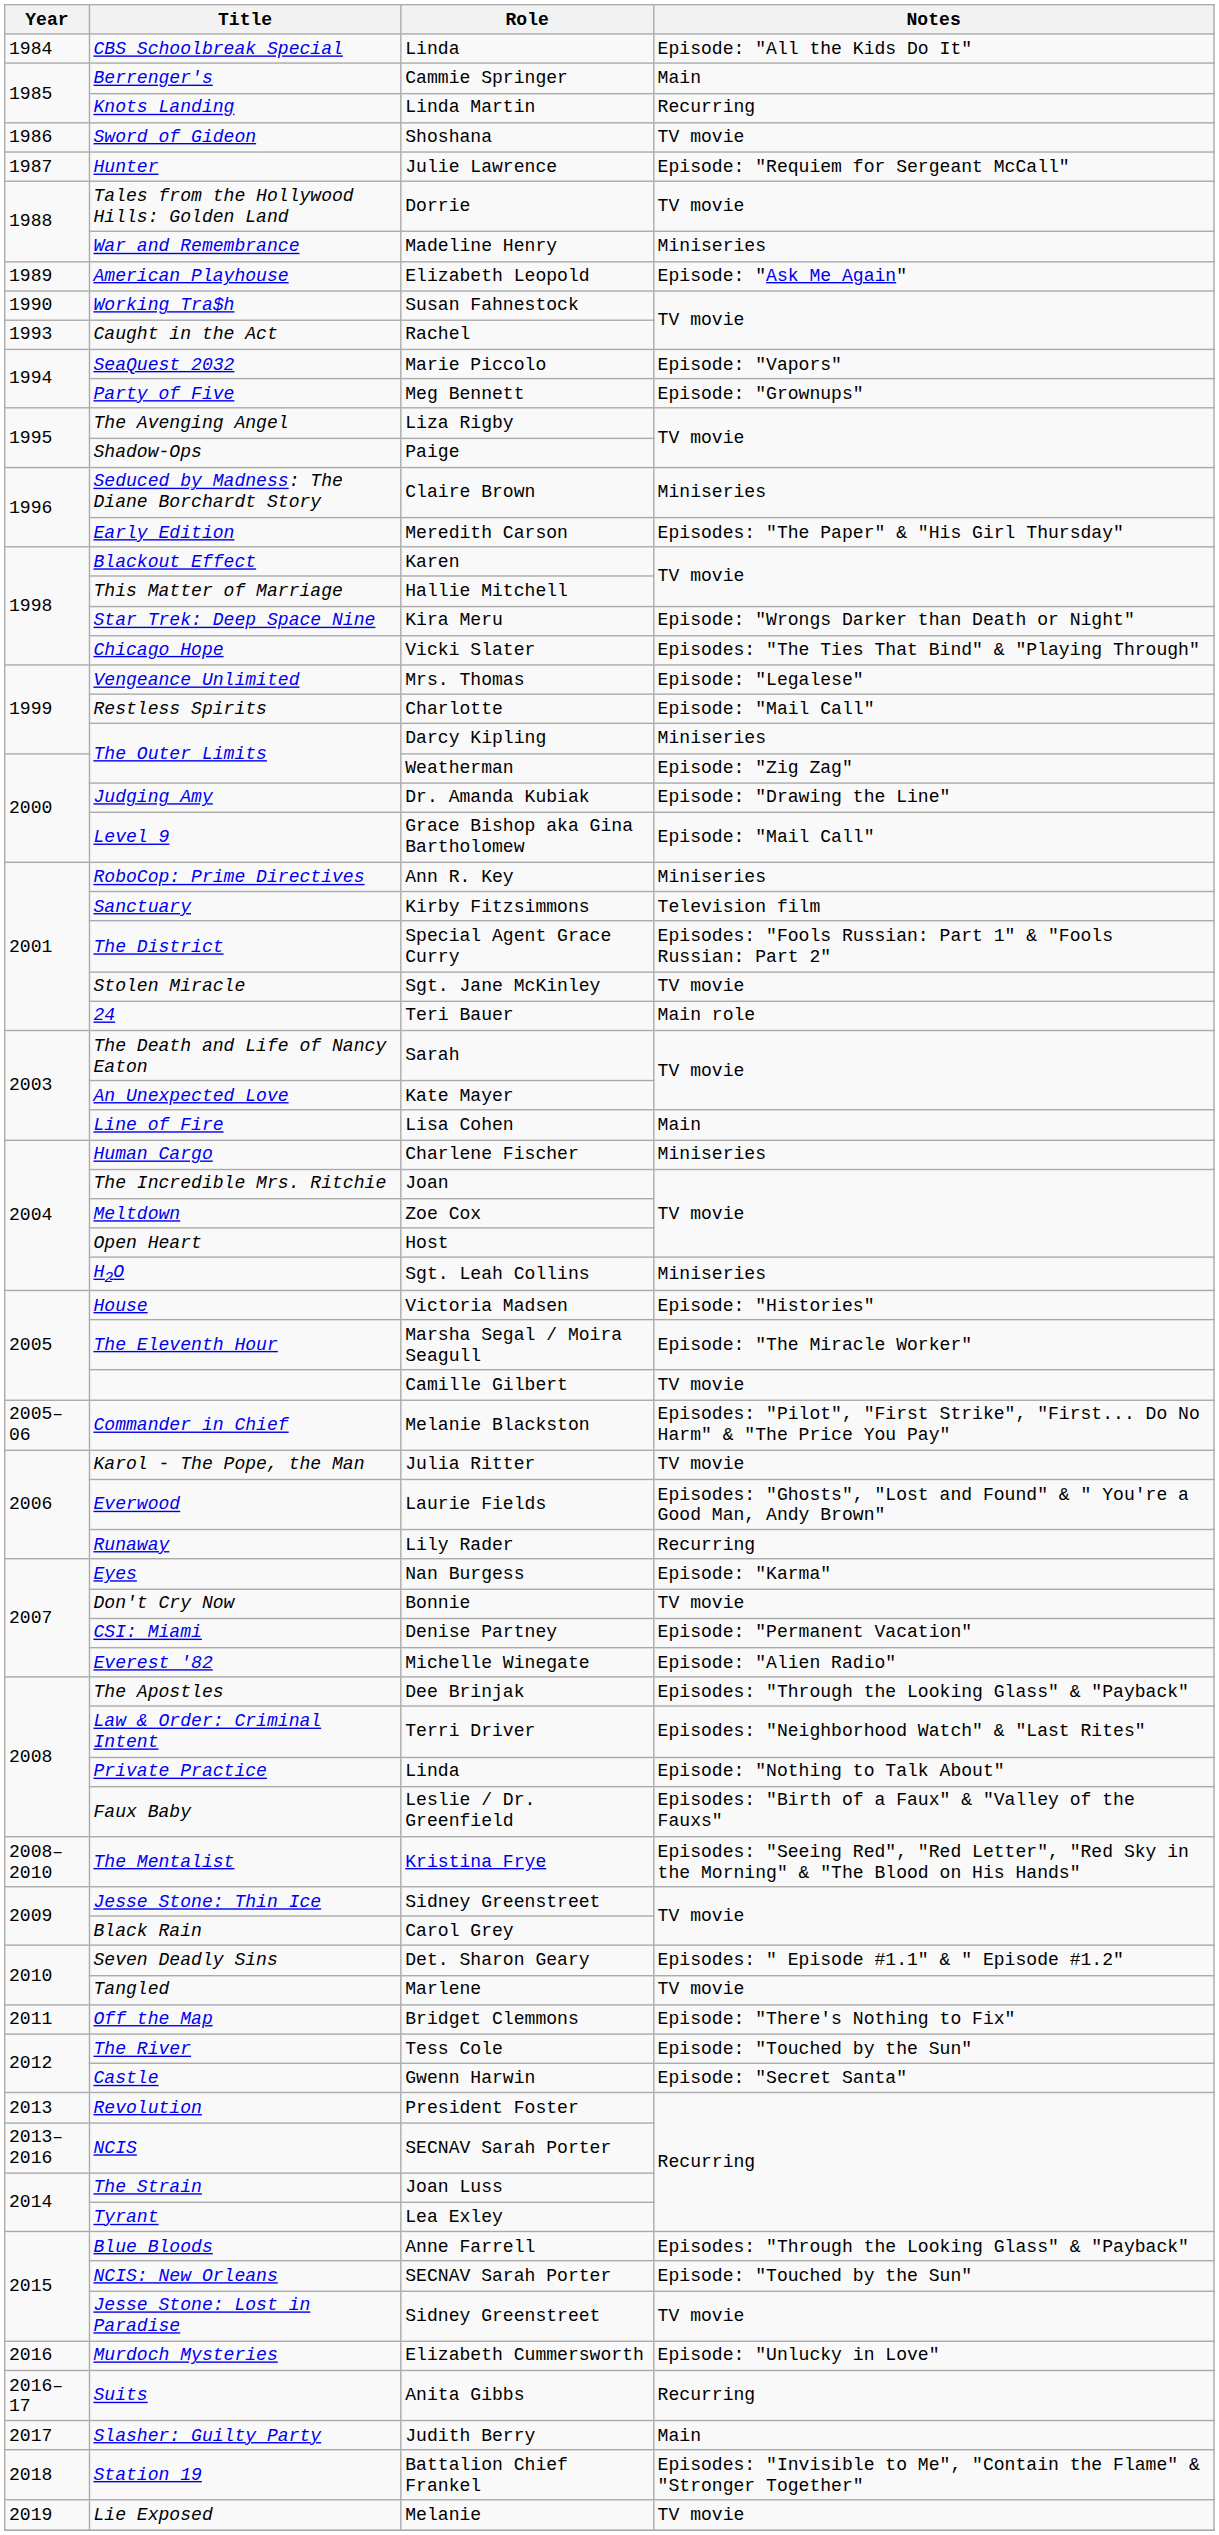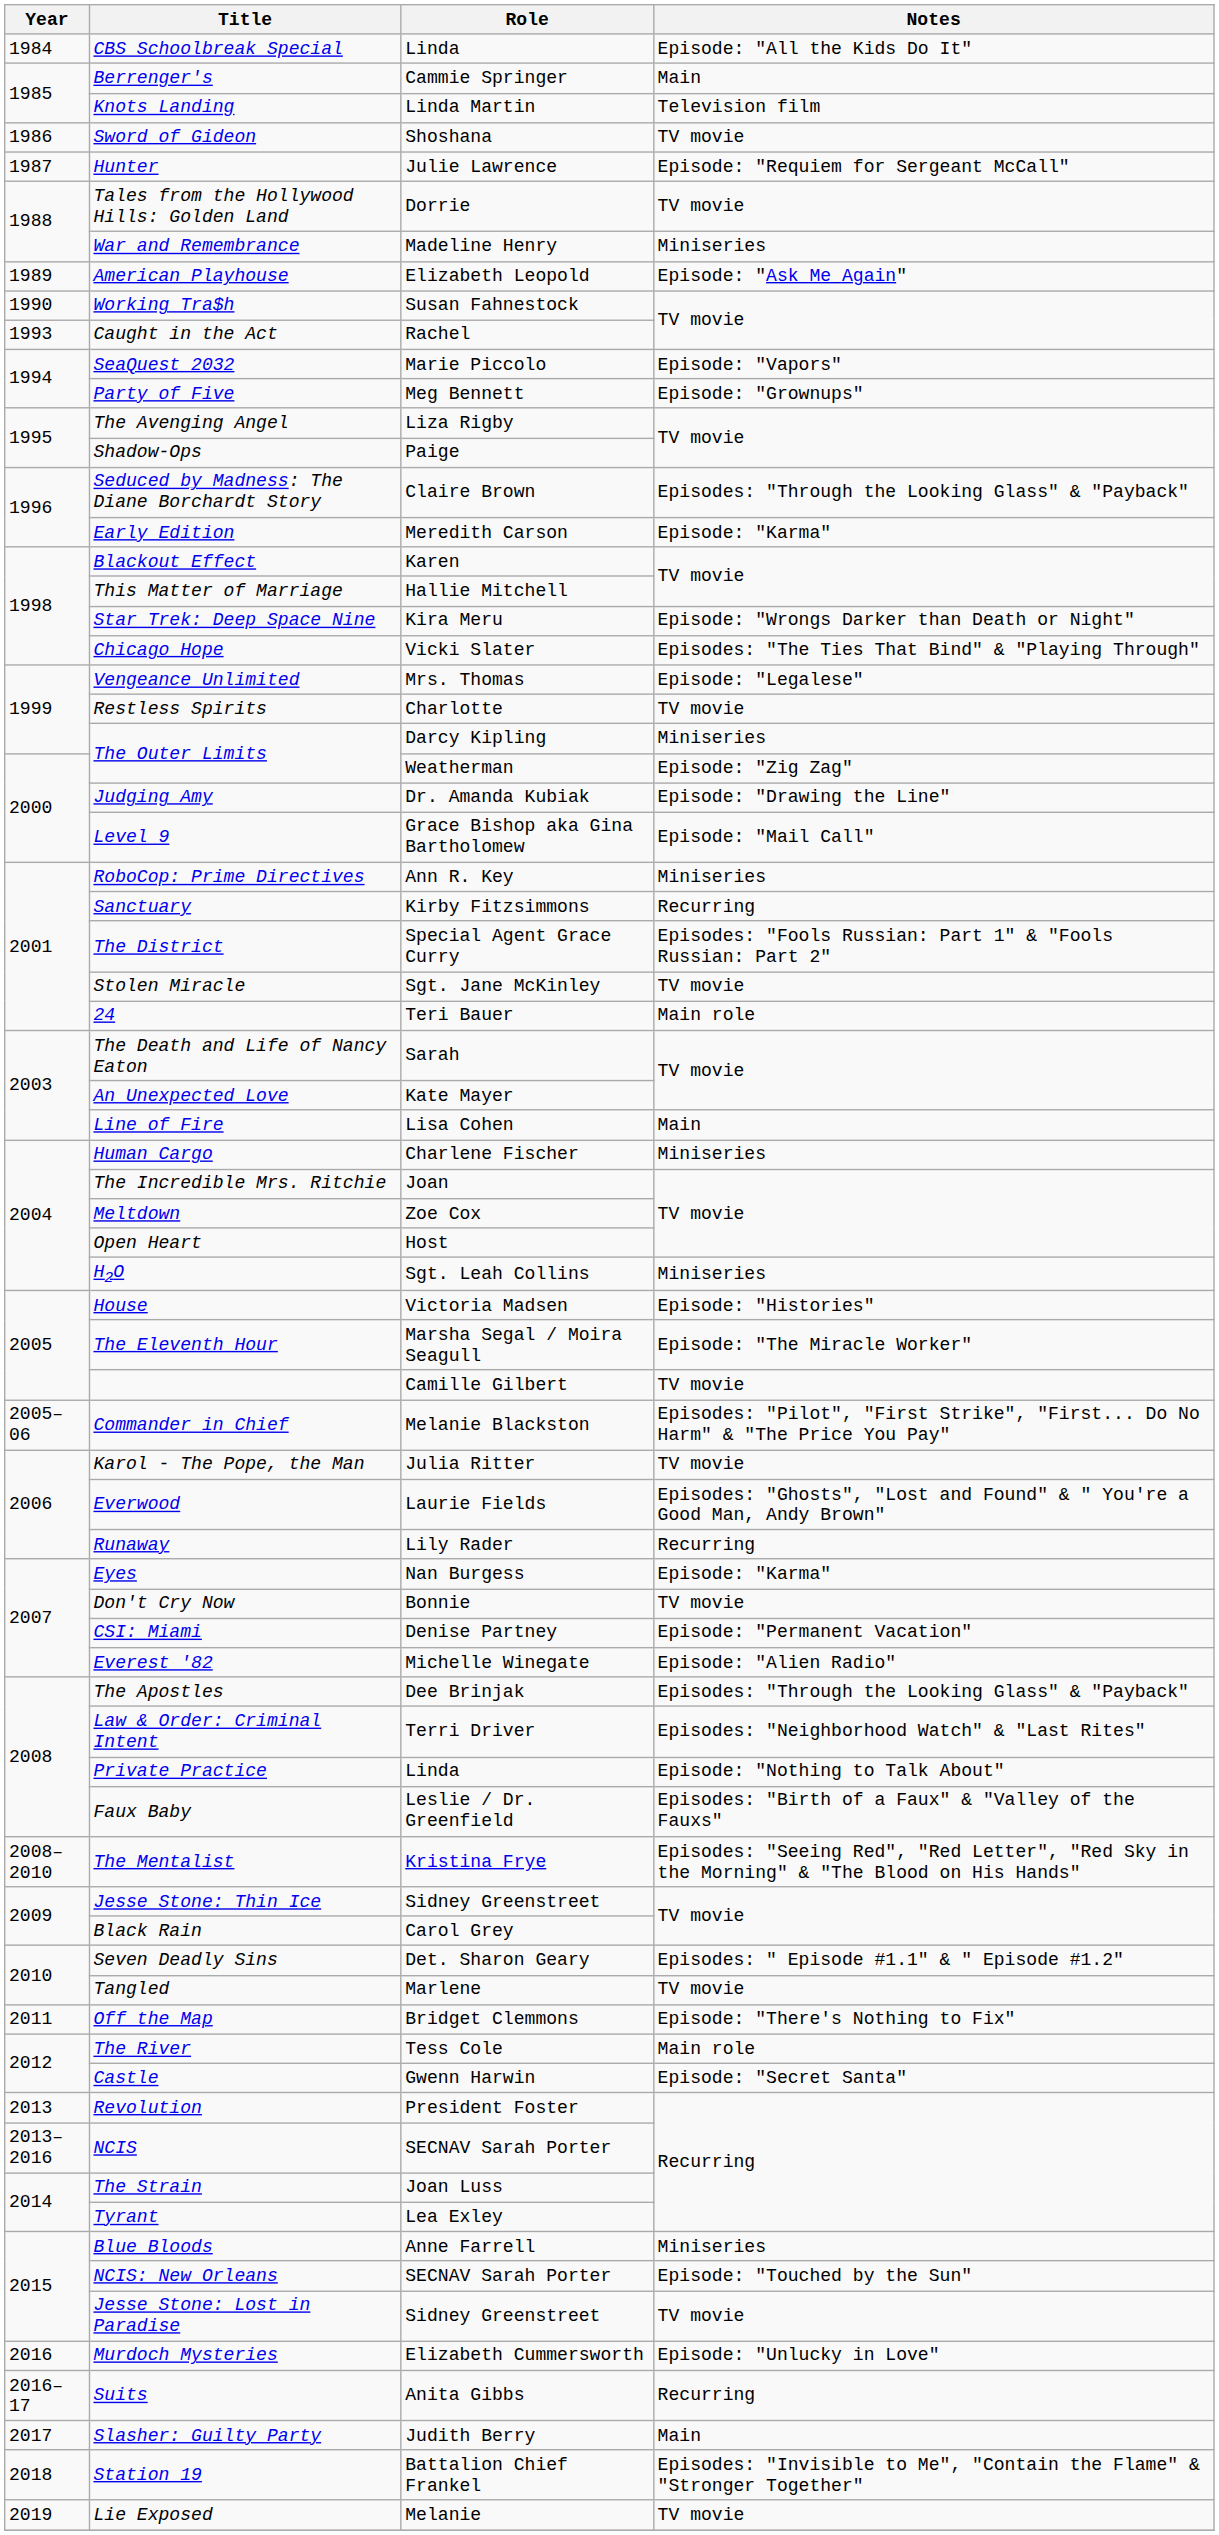(706, 108) Recurring -> (739, 108) Television film
(712, 492) Miniseries -> (923, 492) Episodes: "Through the Looking Glass" & "Payback"
(891, 532) Episodes: "The Paper" & "His Girl Thursday" -> (744, 532) Episode: "Karma"
(766, 709) Episode: "Mail Call" -> (701, 709) TV movie
(739, 907) Television film -> (706, 907) Recurring
(815, 2049) Episode: "Touched by the Sun" -> (706, 2049) Main role
(923, 2246) Episodes: "Through the Looking Glass" & "Payback" -> (712, 2246) Miniseries
